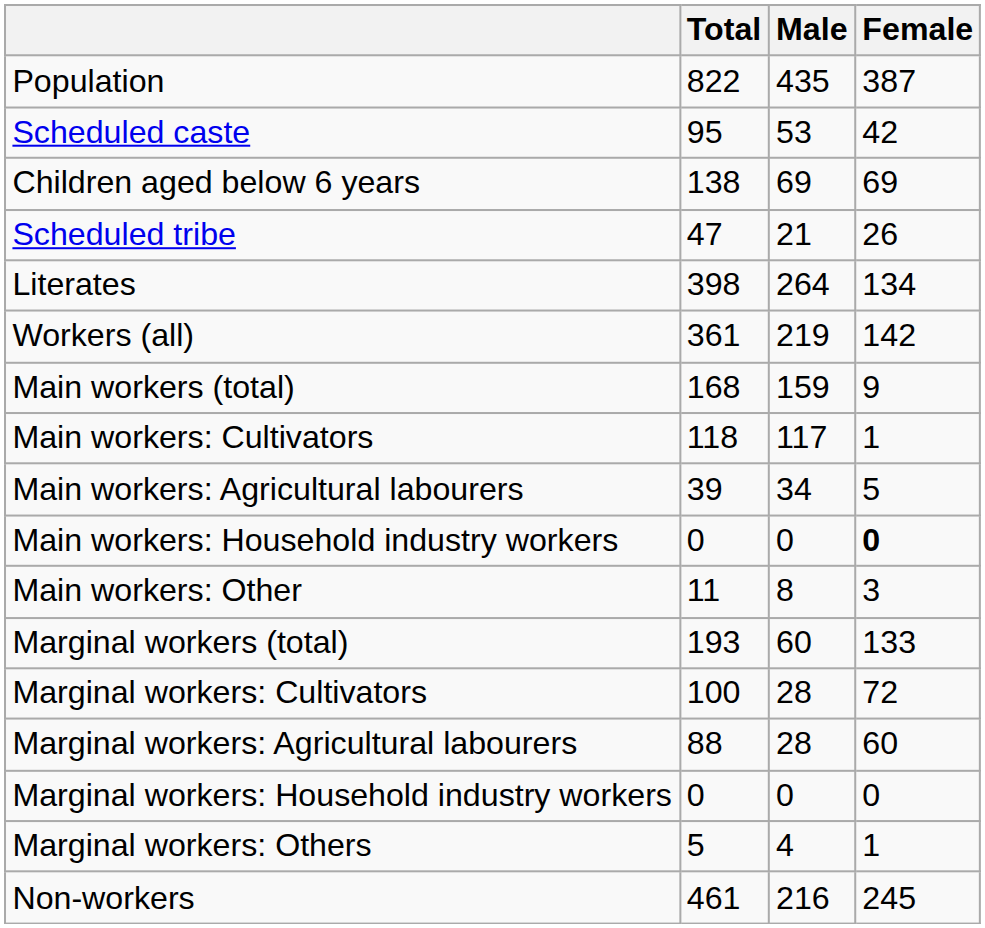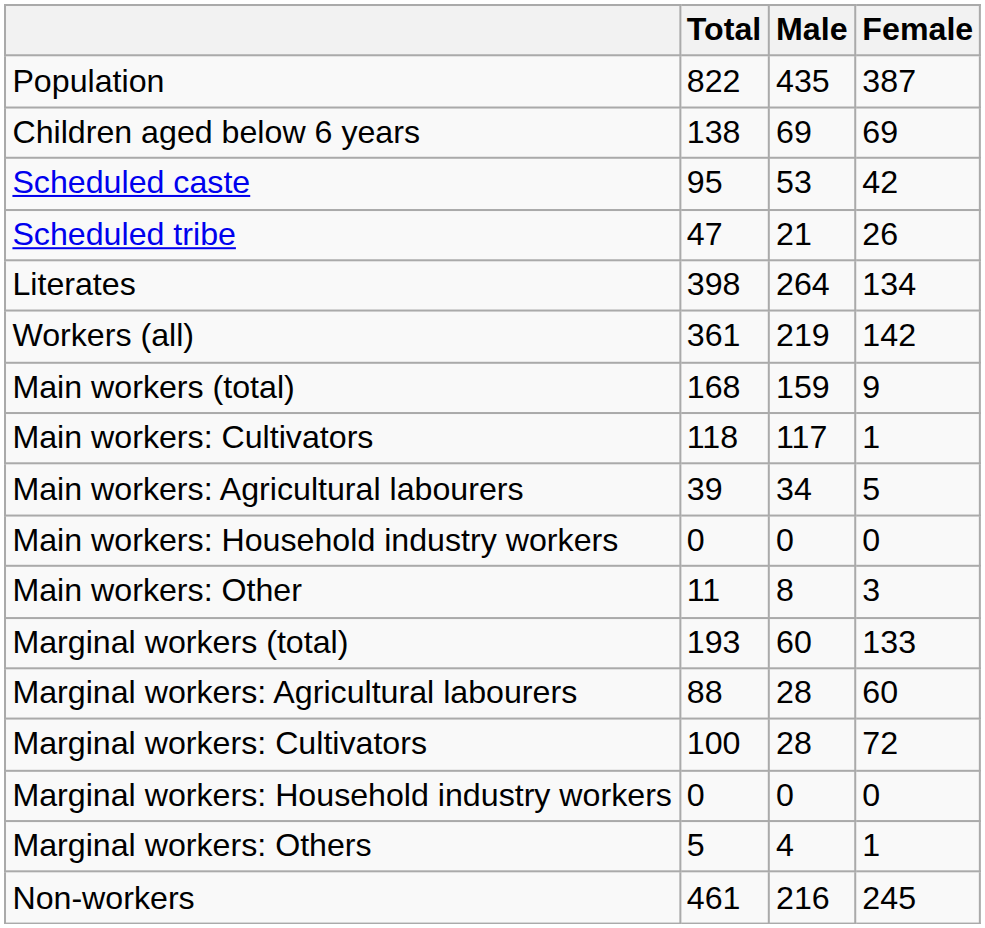rows swapped: (216, 183) <-> (131, 132)
(871, 540) bold -> (871, 540) normal
rows swapped: (220, 693) <-> (295, 744)
